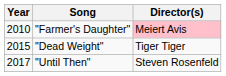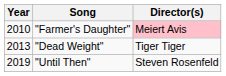(19, 46) 2015 -> (19, 46) 2013
(19, 63) 2017 -> (19, 63) 2019
